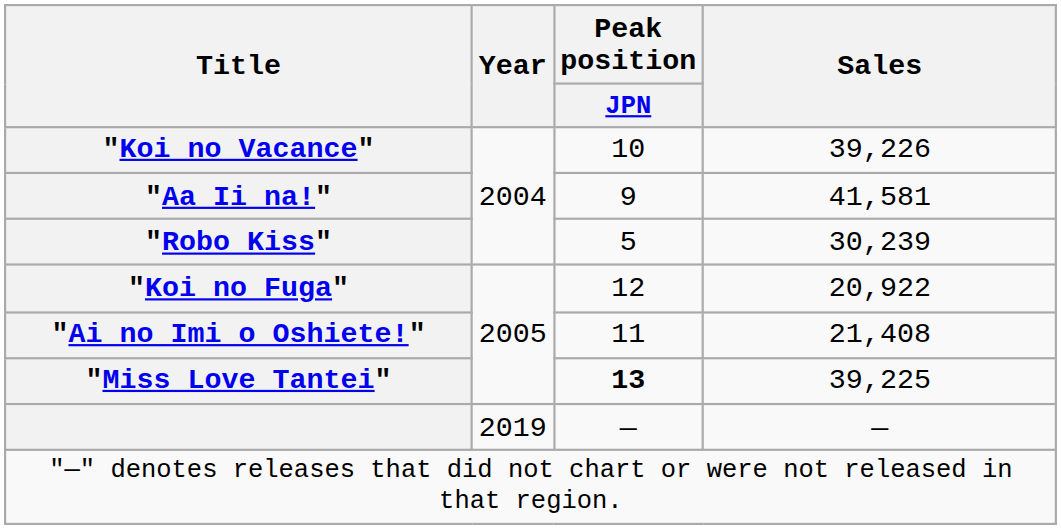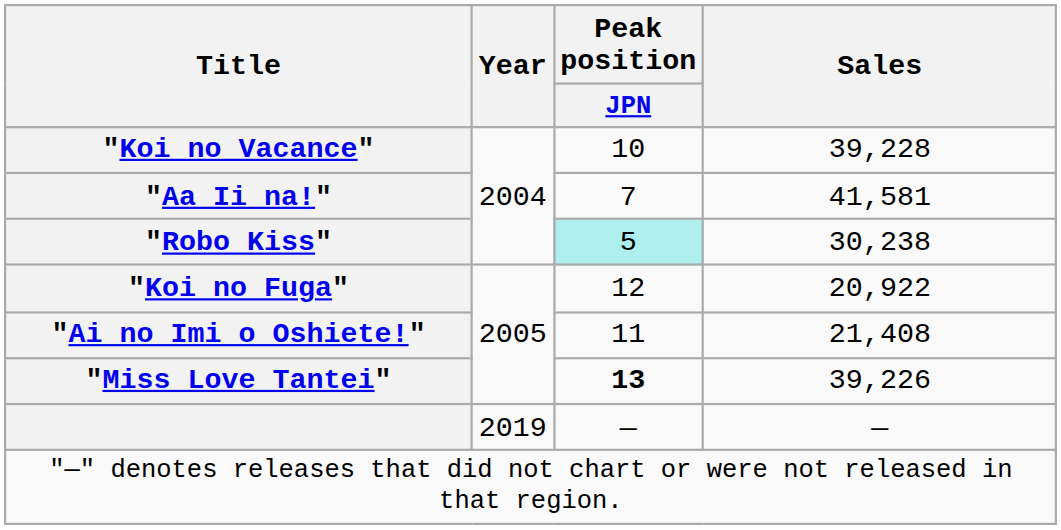(880, 150) 39,226 -> (880, 150) 39,228
(628, 196) 9 -> (628, 196) 7
(628, 242) no background -> (628, 242) paleturquoise background
(880, 242) 30,239 -> (880, 242) 30,238
(880, 381) 39,225 -> (880, 381) 39,226
